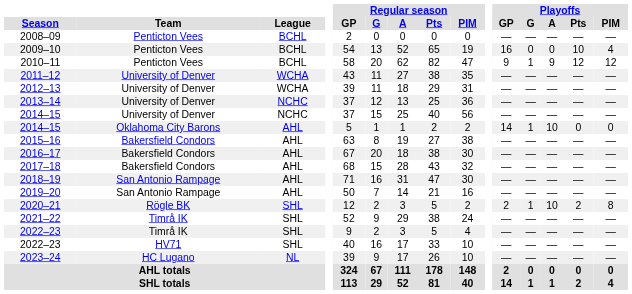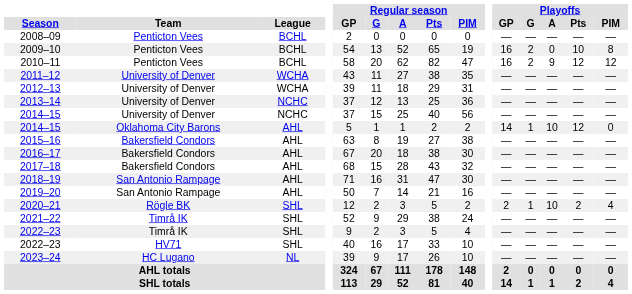(531, 49) 0 -> (531, 49) 2
(611, 49) 4 -> (611, 49) 8
(506, 62) 9 -> (506, 62) 16
(531, 62) 1 -> (531, 62) 2
(578, 127) 0 -> (578, 127) 12
(611, 205) 8 -> (611, 205) 4
